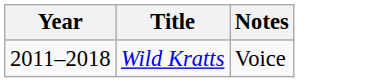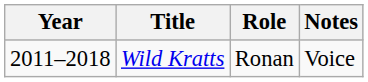+ column: (264, 22)
